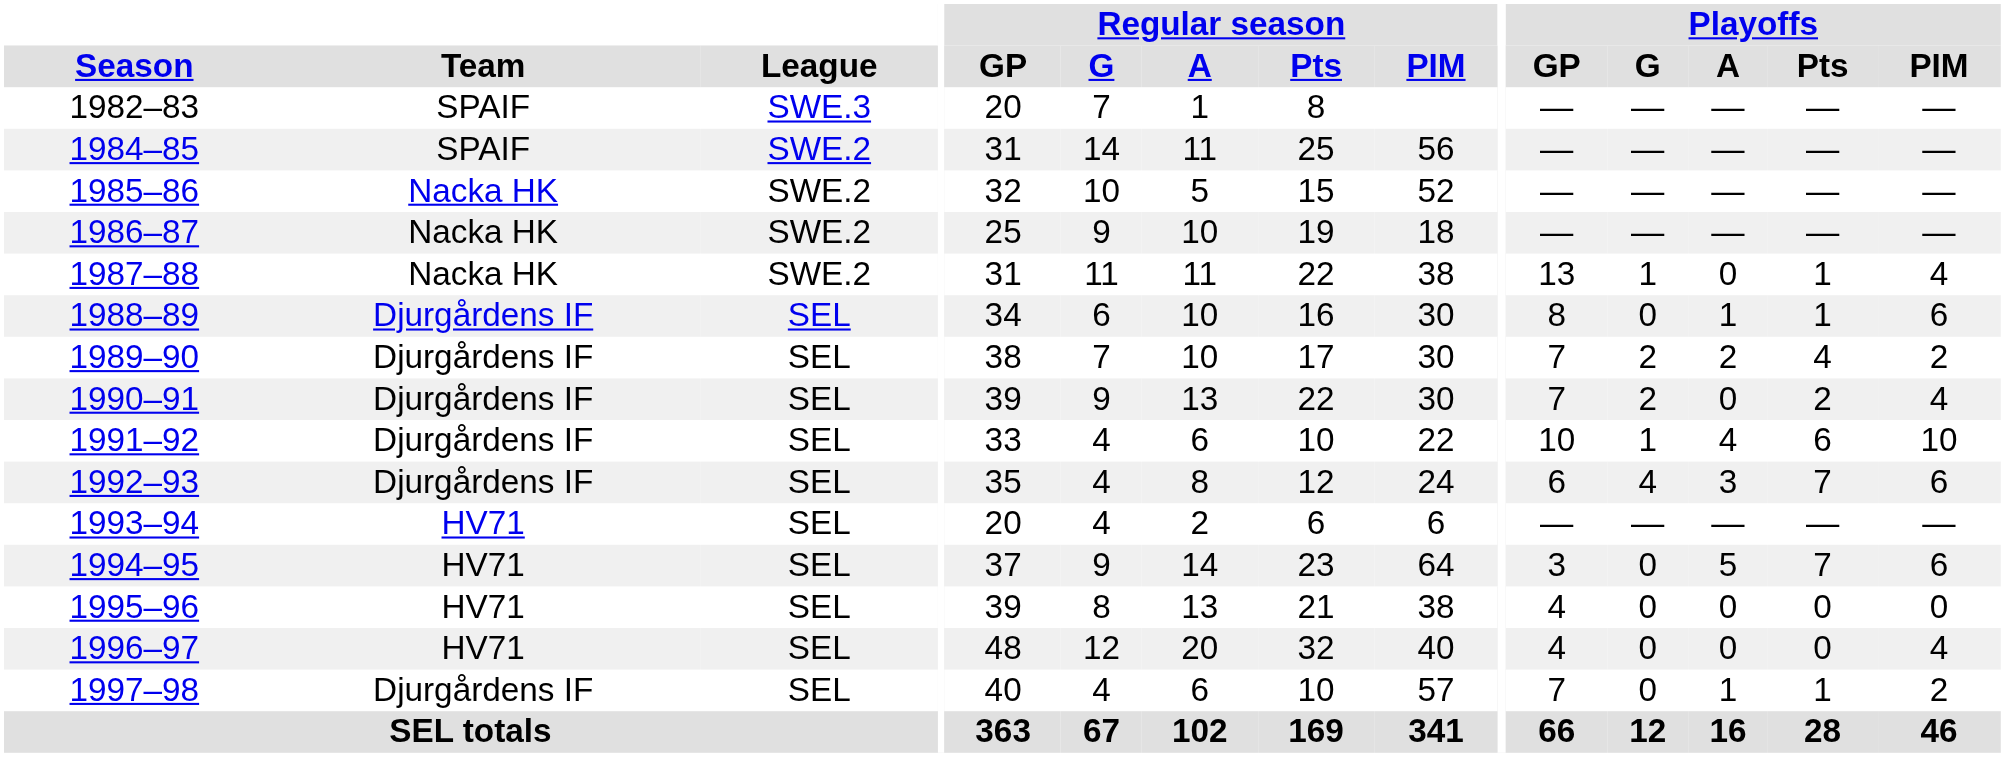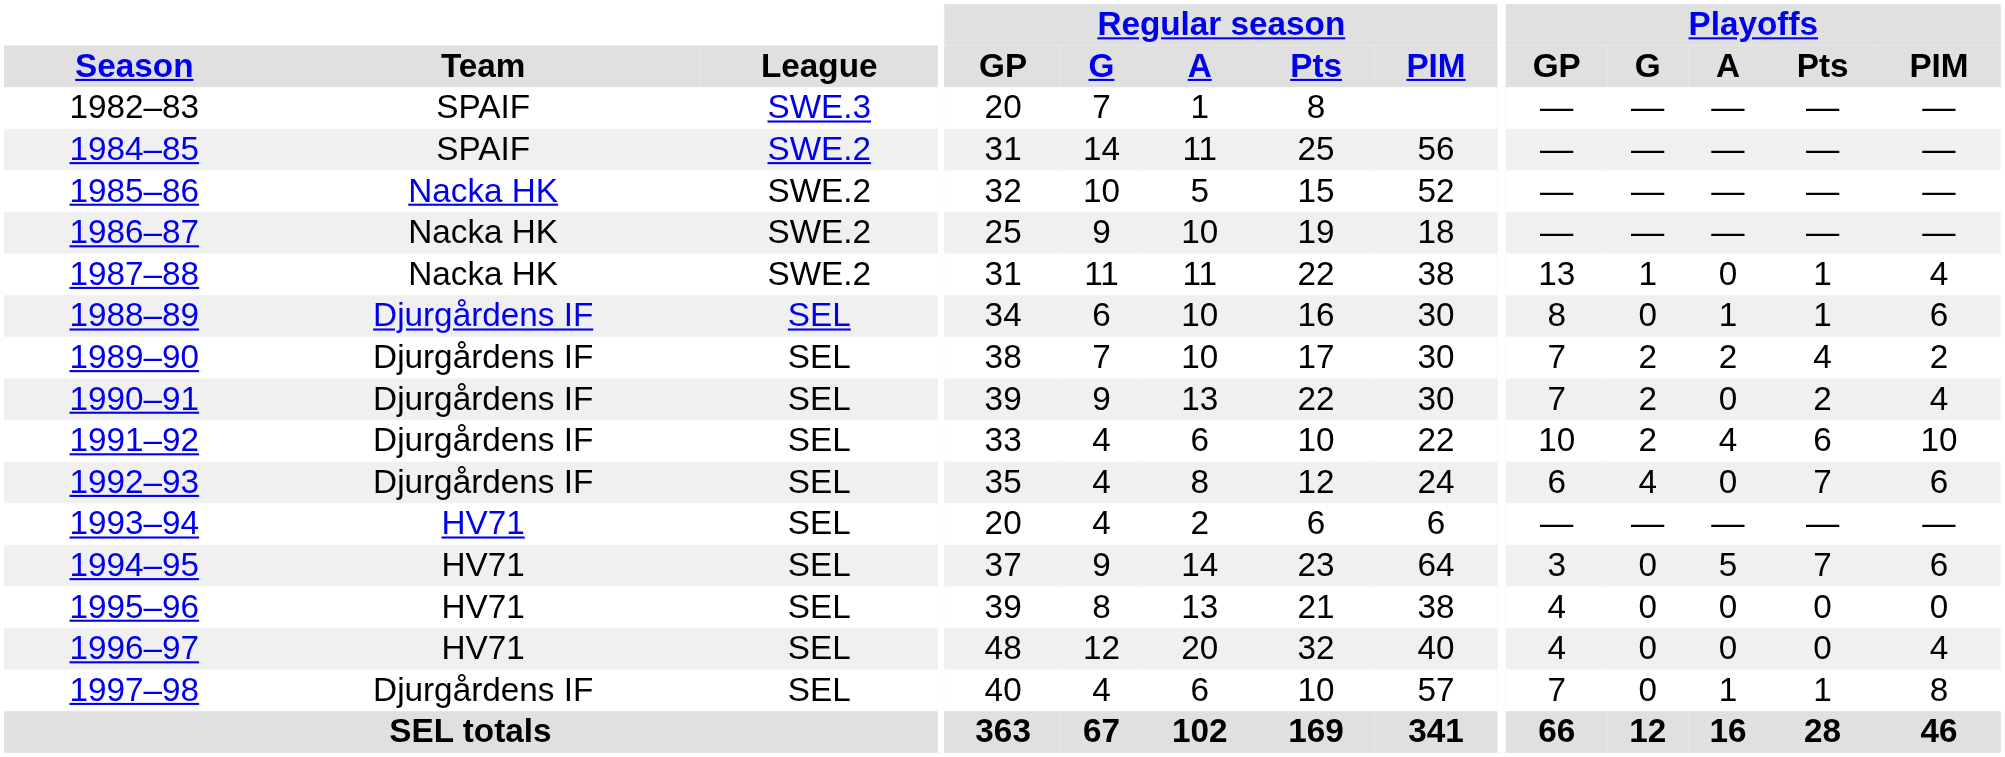(1648, 440) 1 -> (1648, 440) 2
(1728, 481) 3 -> (1728, 481) 0
(1939, 689) 2 -> (1939, 689) 8
